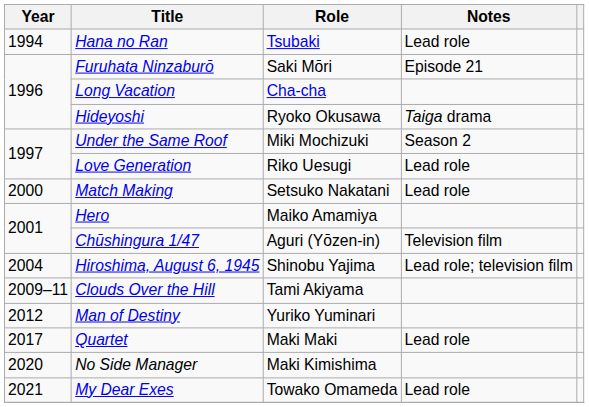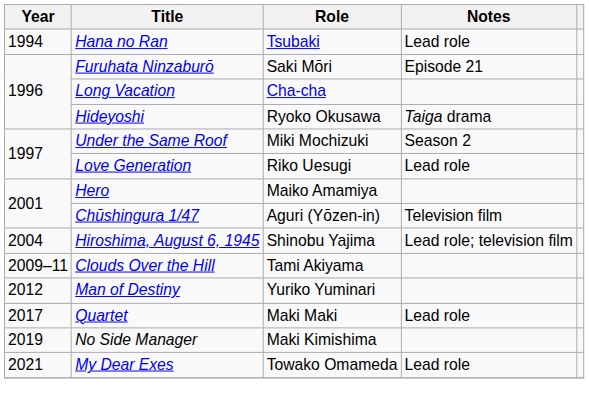- row: (124, 191)
(26, 365) 2020 -> (26, 340) 2019
